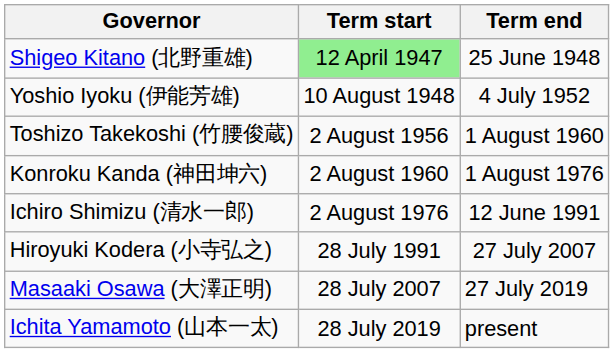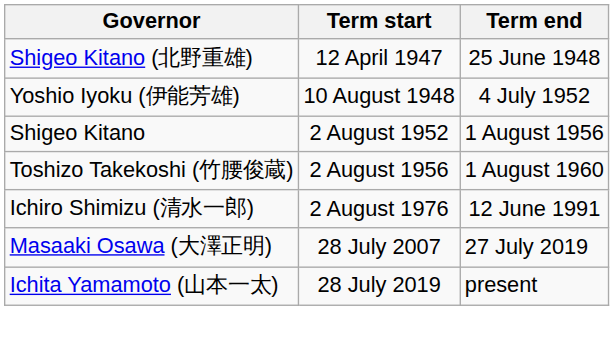(379, 58) lightgreen background -> (379, 58) no background
+ row: (77, 133)
- row: (138, 173)
- row: (141, 250)
